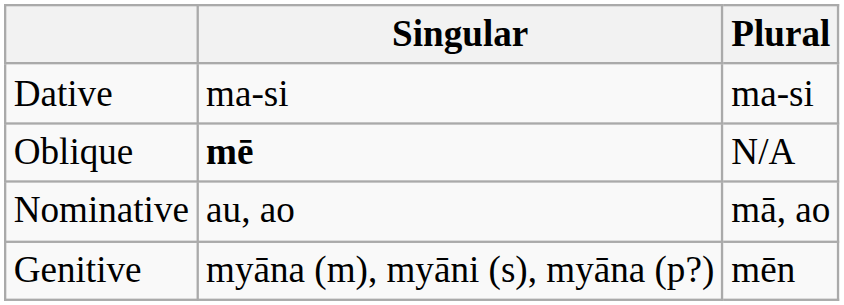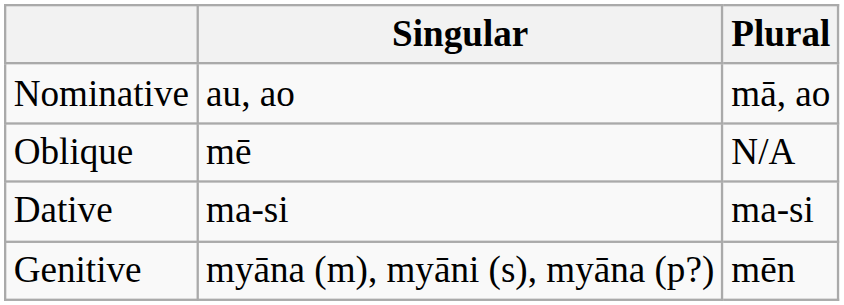rows swapped: (101, 210) <-> (63, 92)
(230, 151) bold -> (229, 151) normal
